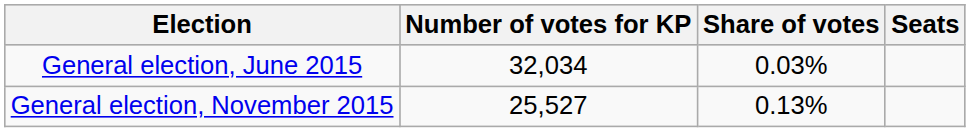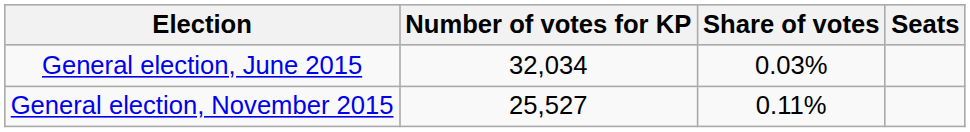(791, 106) 0.13% -> (791, 106) 0.11%
